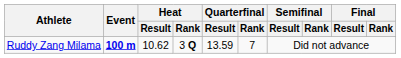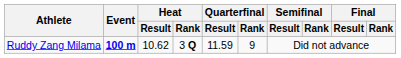(220, 45) 13.59 -> (220, 45) 11.59
(252, 45) 7 -> (252, 45) 9
